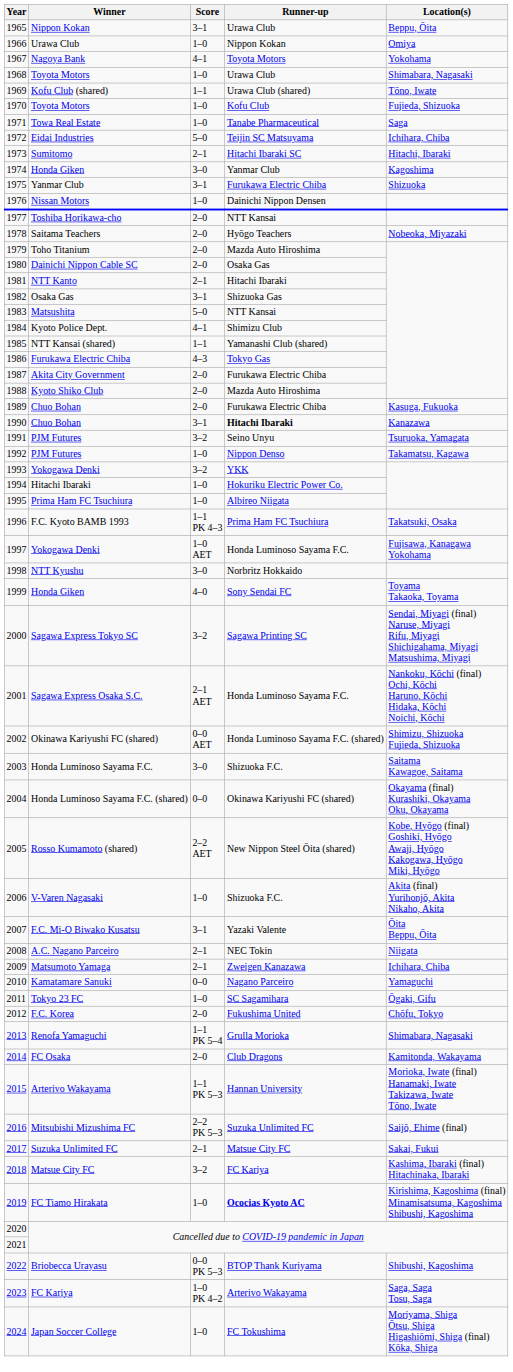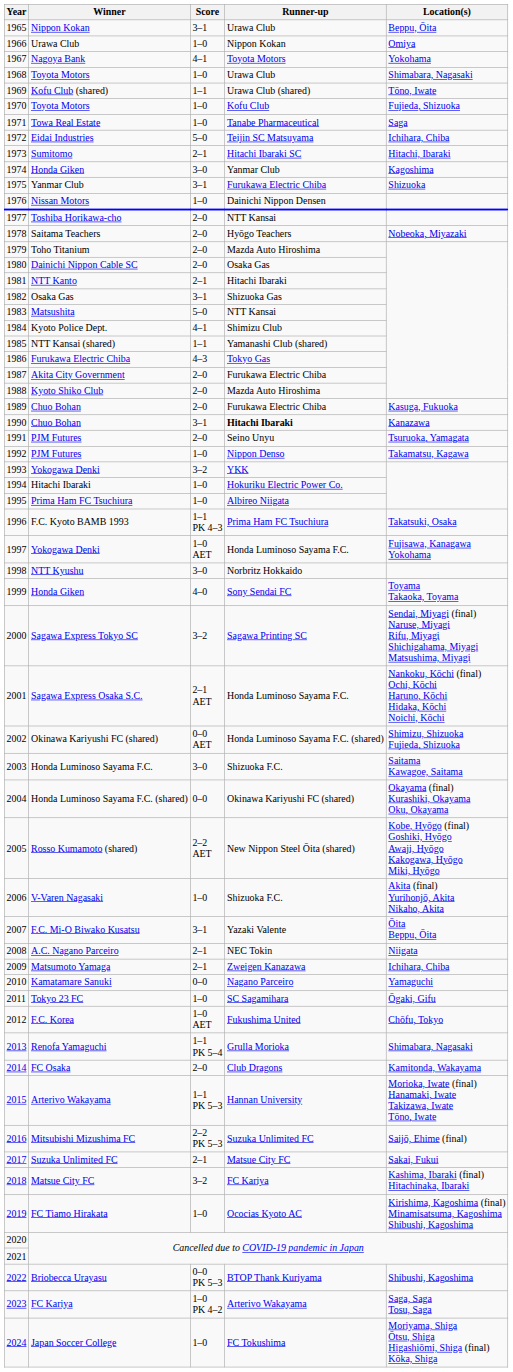(200, 438) 3–2 -> (200, 438) 2–0
(200, 1014) 2–0 -> (202, 1019) 1–0 AET
(266, 1202) bold -> (264, 1213) normal
